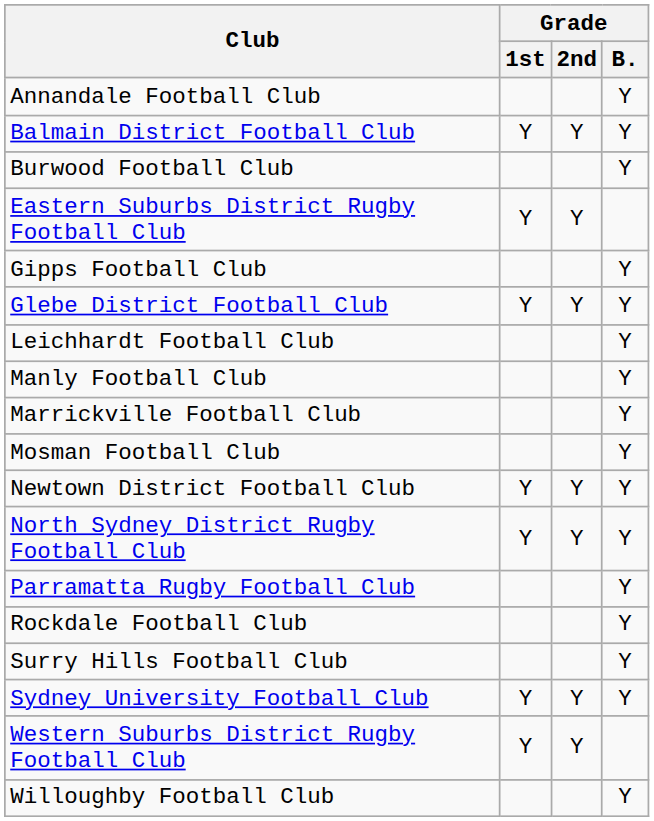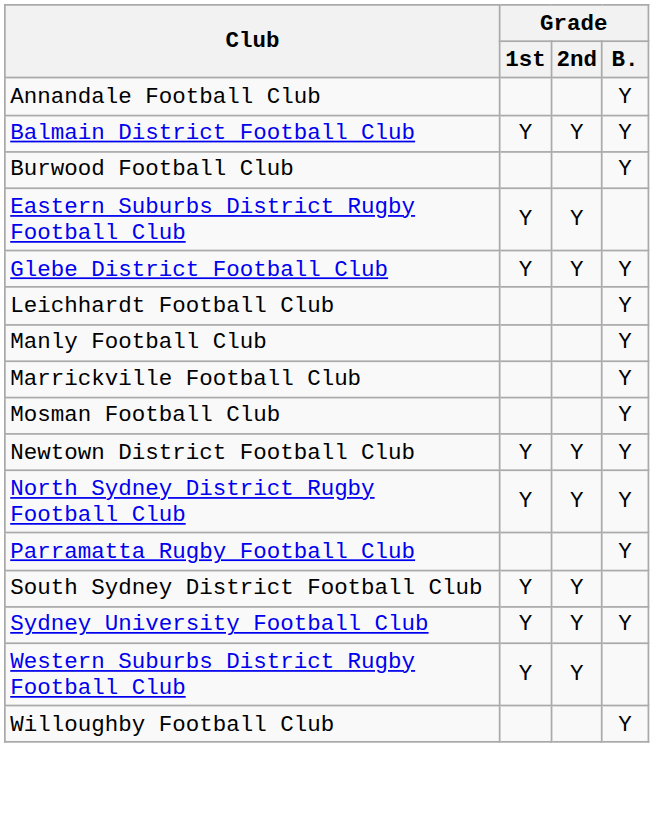- row: (138, 269)
- row: (159, 625)
+ row: (246, 588)
- row: (179, 662)
